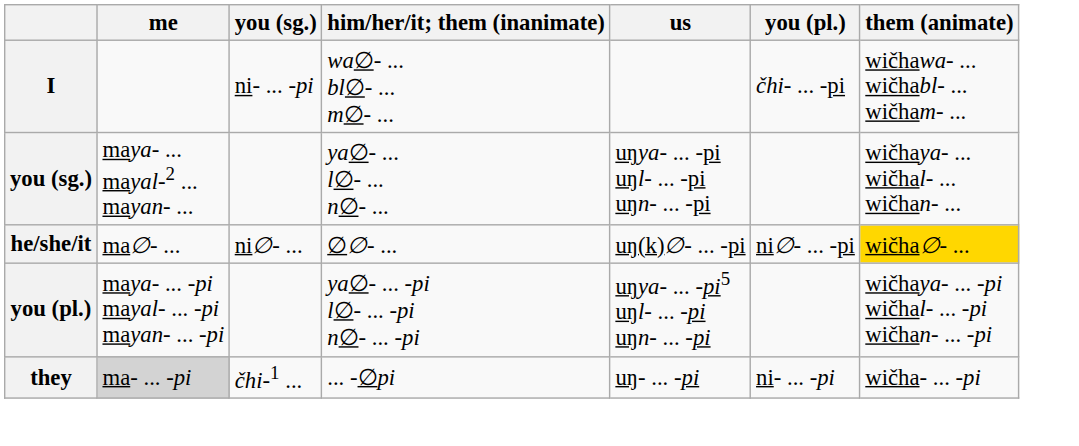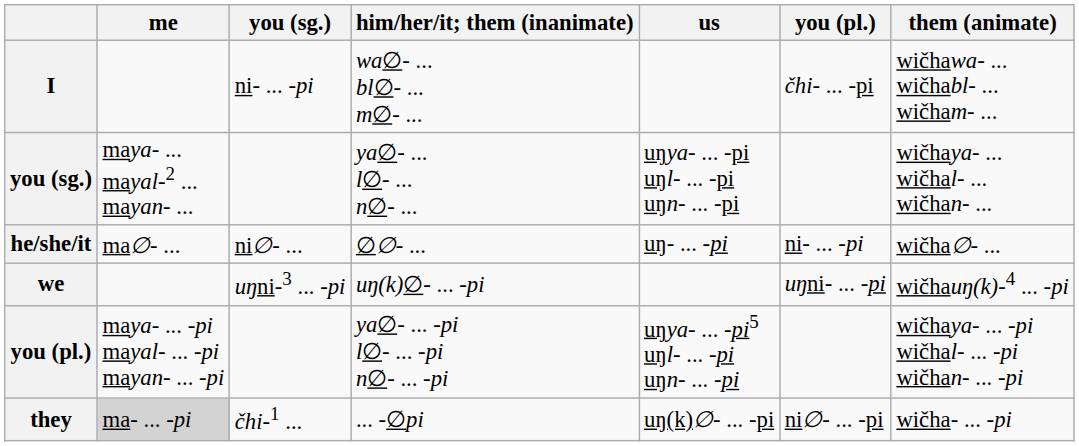(680, 244) uŋ(k)∅- ... -pi -> (686, 243) uŋ- ... -pi
(805, 244) ni∅- ... -pi -> (824, 243) ni- ... -pi
(918, 244) gold background -> (949, 244) no background
+ row: (51, 283)
(657, 377) uŋ- ... -pi -> (709, 419) uŋ(k)∅- ... -pi
(795, 377) ni- ... -pi -> (834, 419) ni∅- ... -pi
